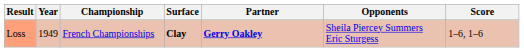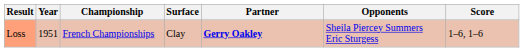(48, 33) 1949 -> (48, 33) 1951
(176, 33) bold -> (176, 33) normal
